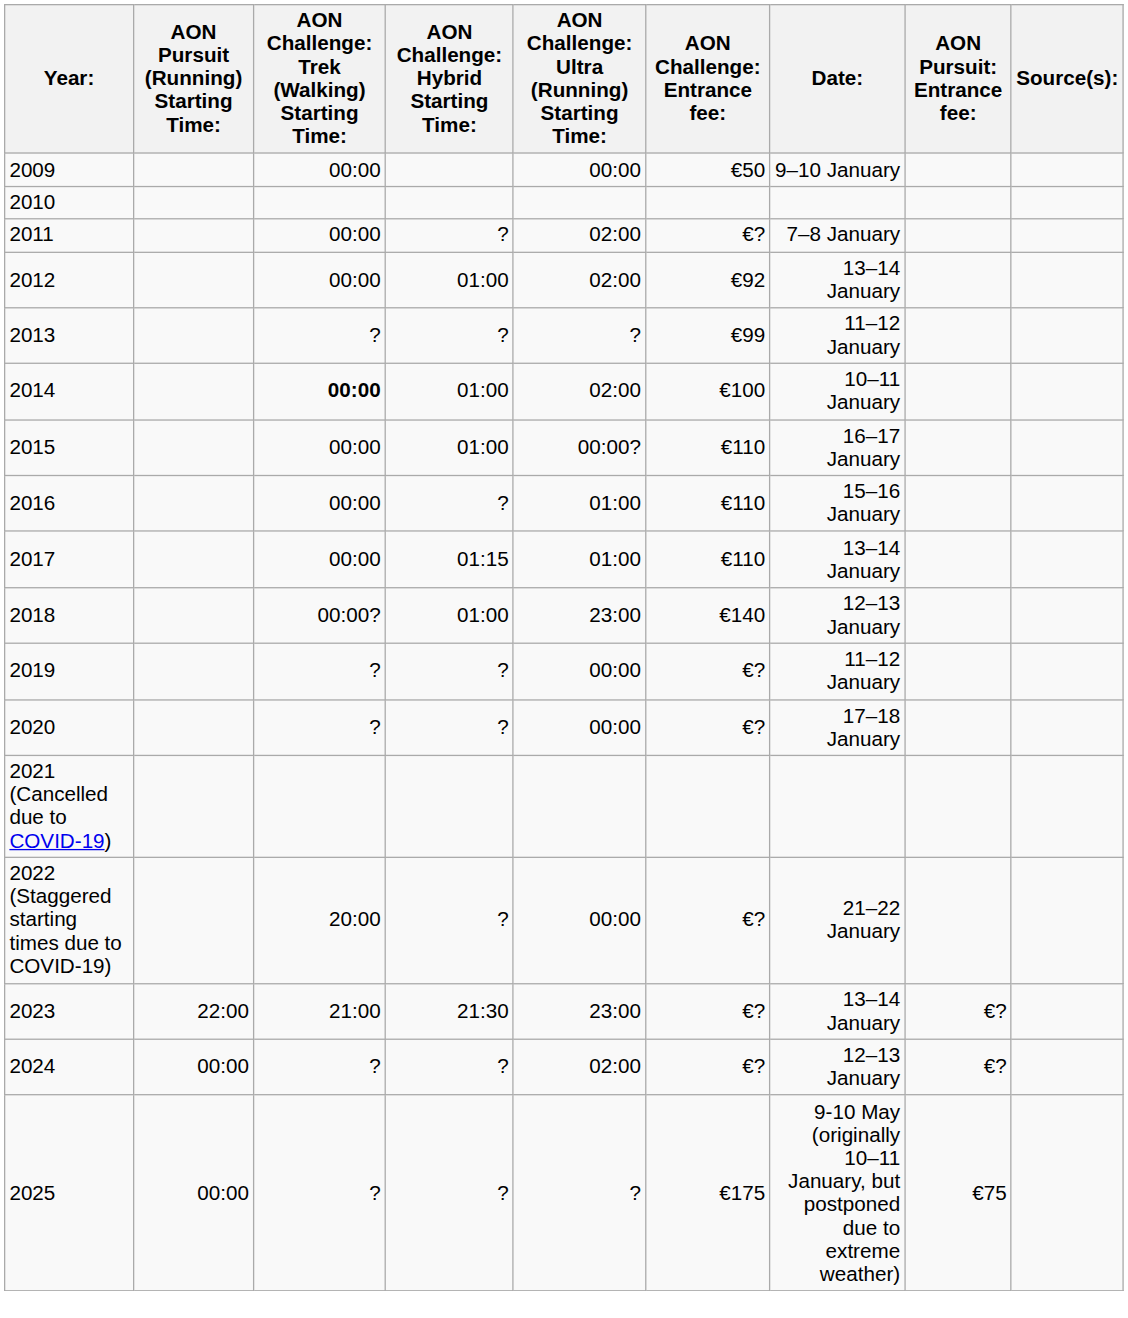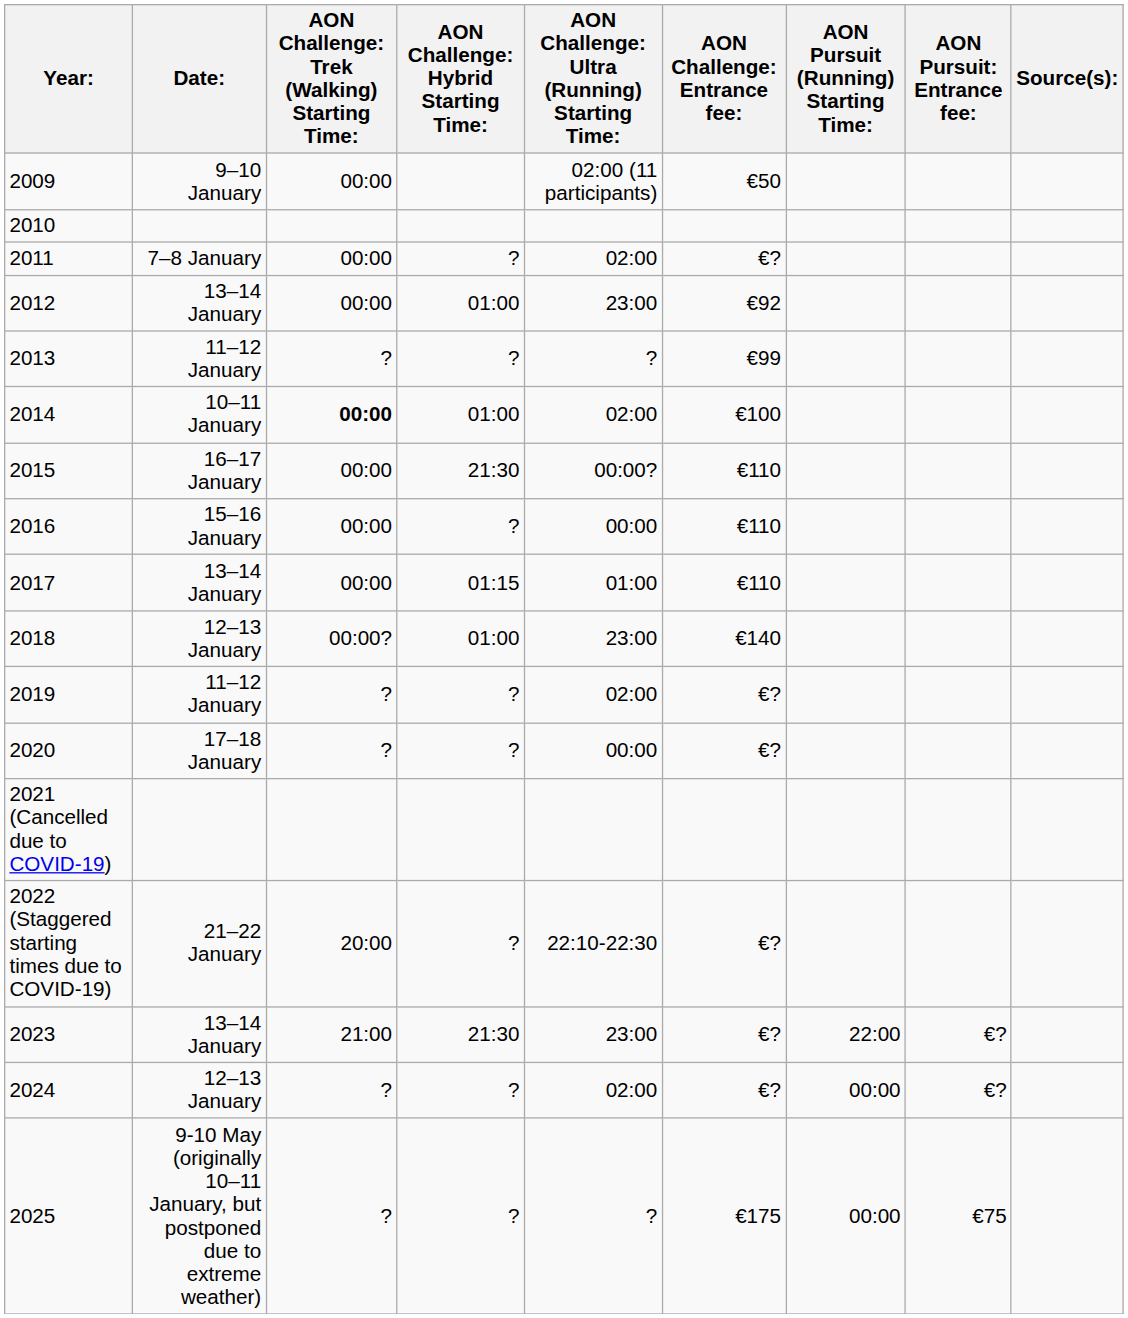columns swapped: (837, 78) <-> (194, 78)
(615, 169) 00:00 -> (601, 181) 02:00 (11 participants)
(615, 279) 02:00 -> (631, 302) 23:00
(483, 447) 01:00 -> (494, 470) 21:30
(615, 503) 01:00 -> (631, 526) 00:00
(615, 671) 00:00 -> (631, 694) 02:00
(615, 920) 00:00 -> (602, 943) 22:10-22:30
